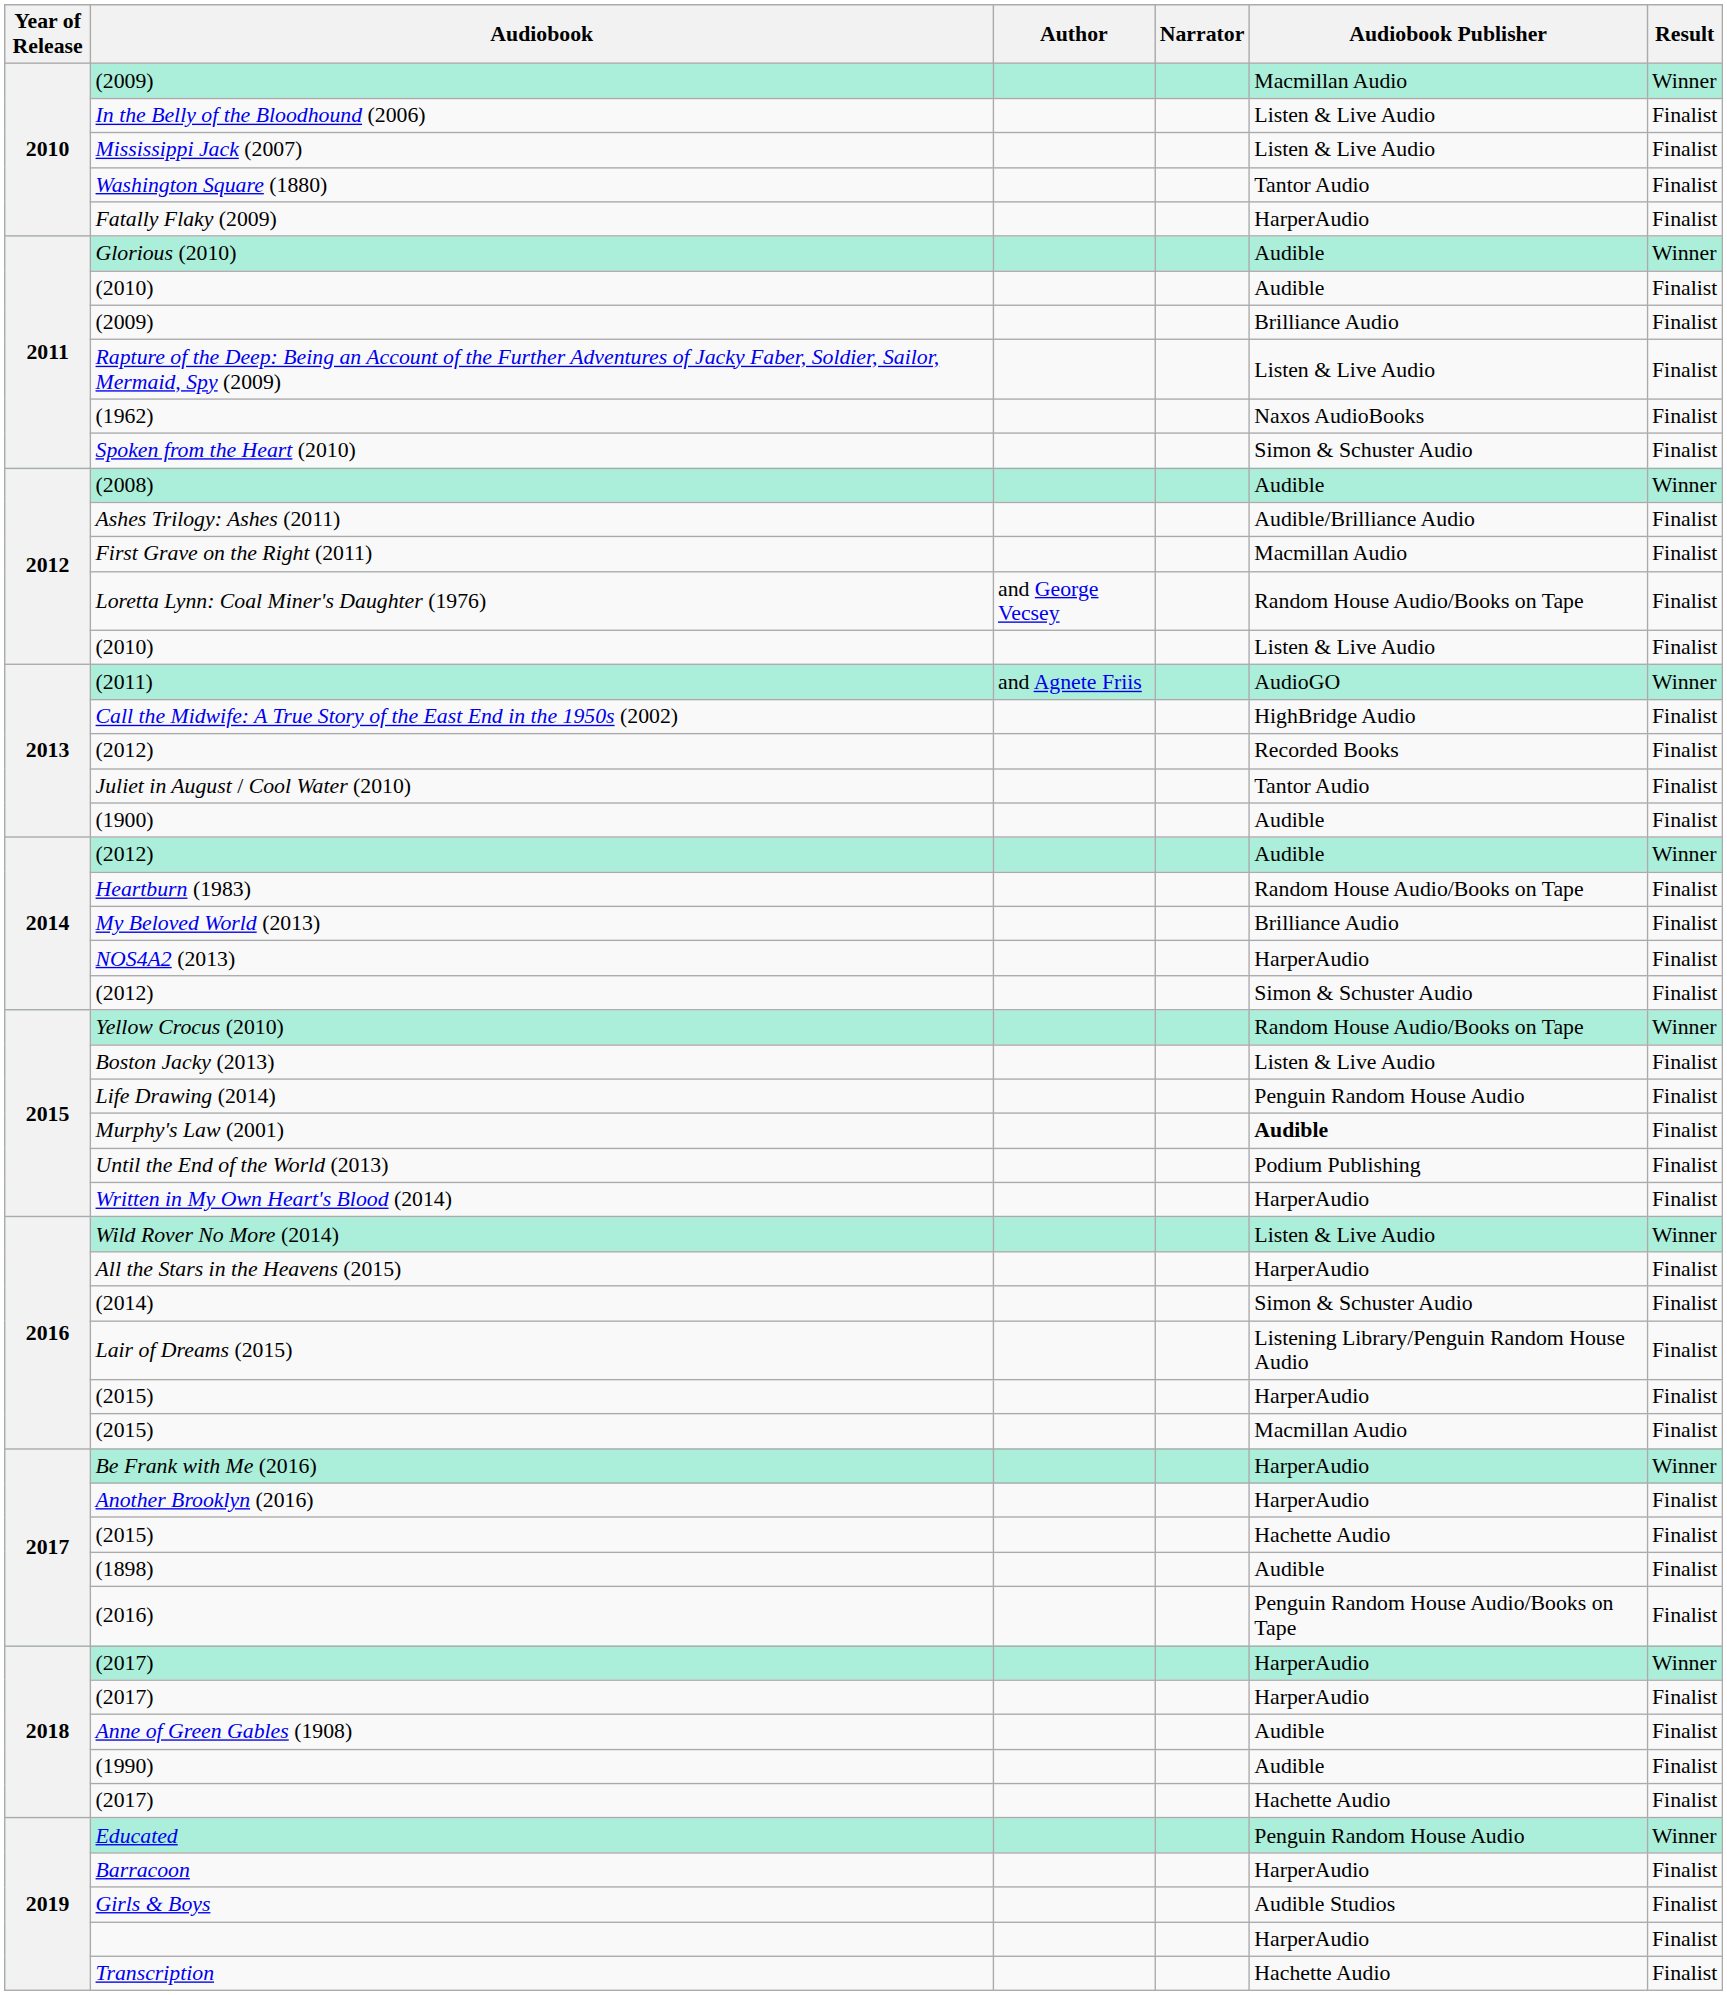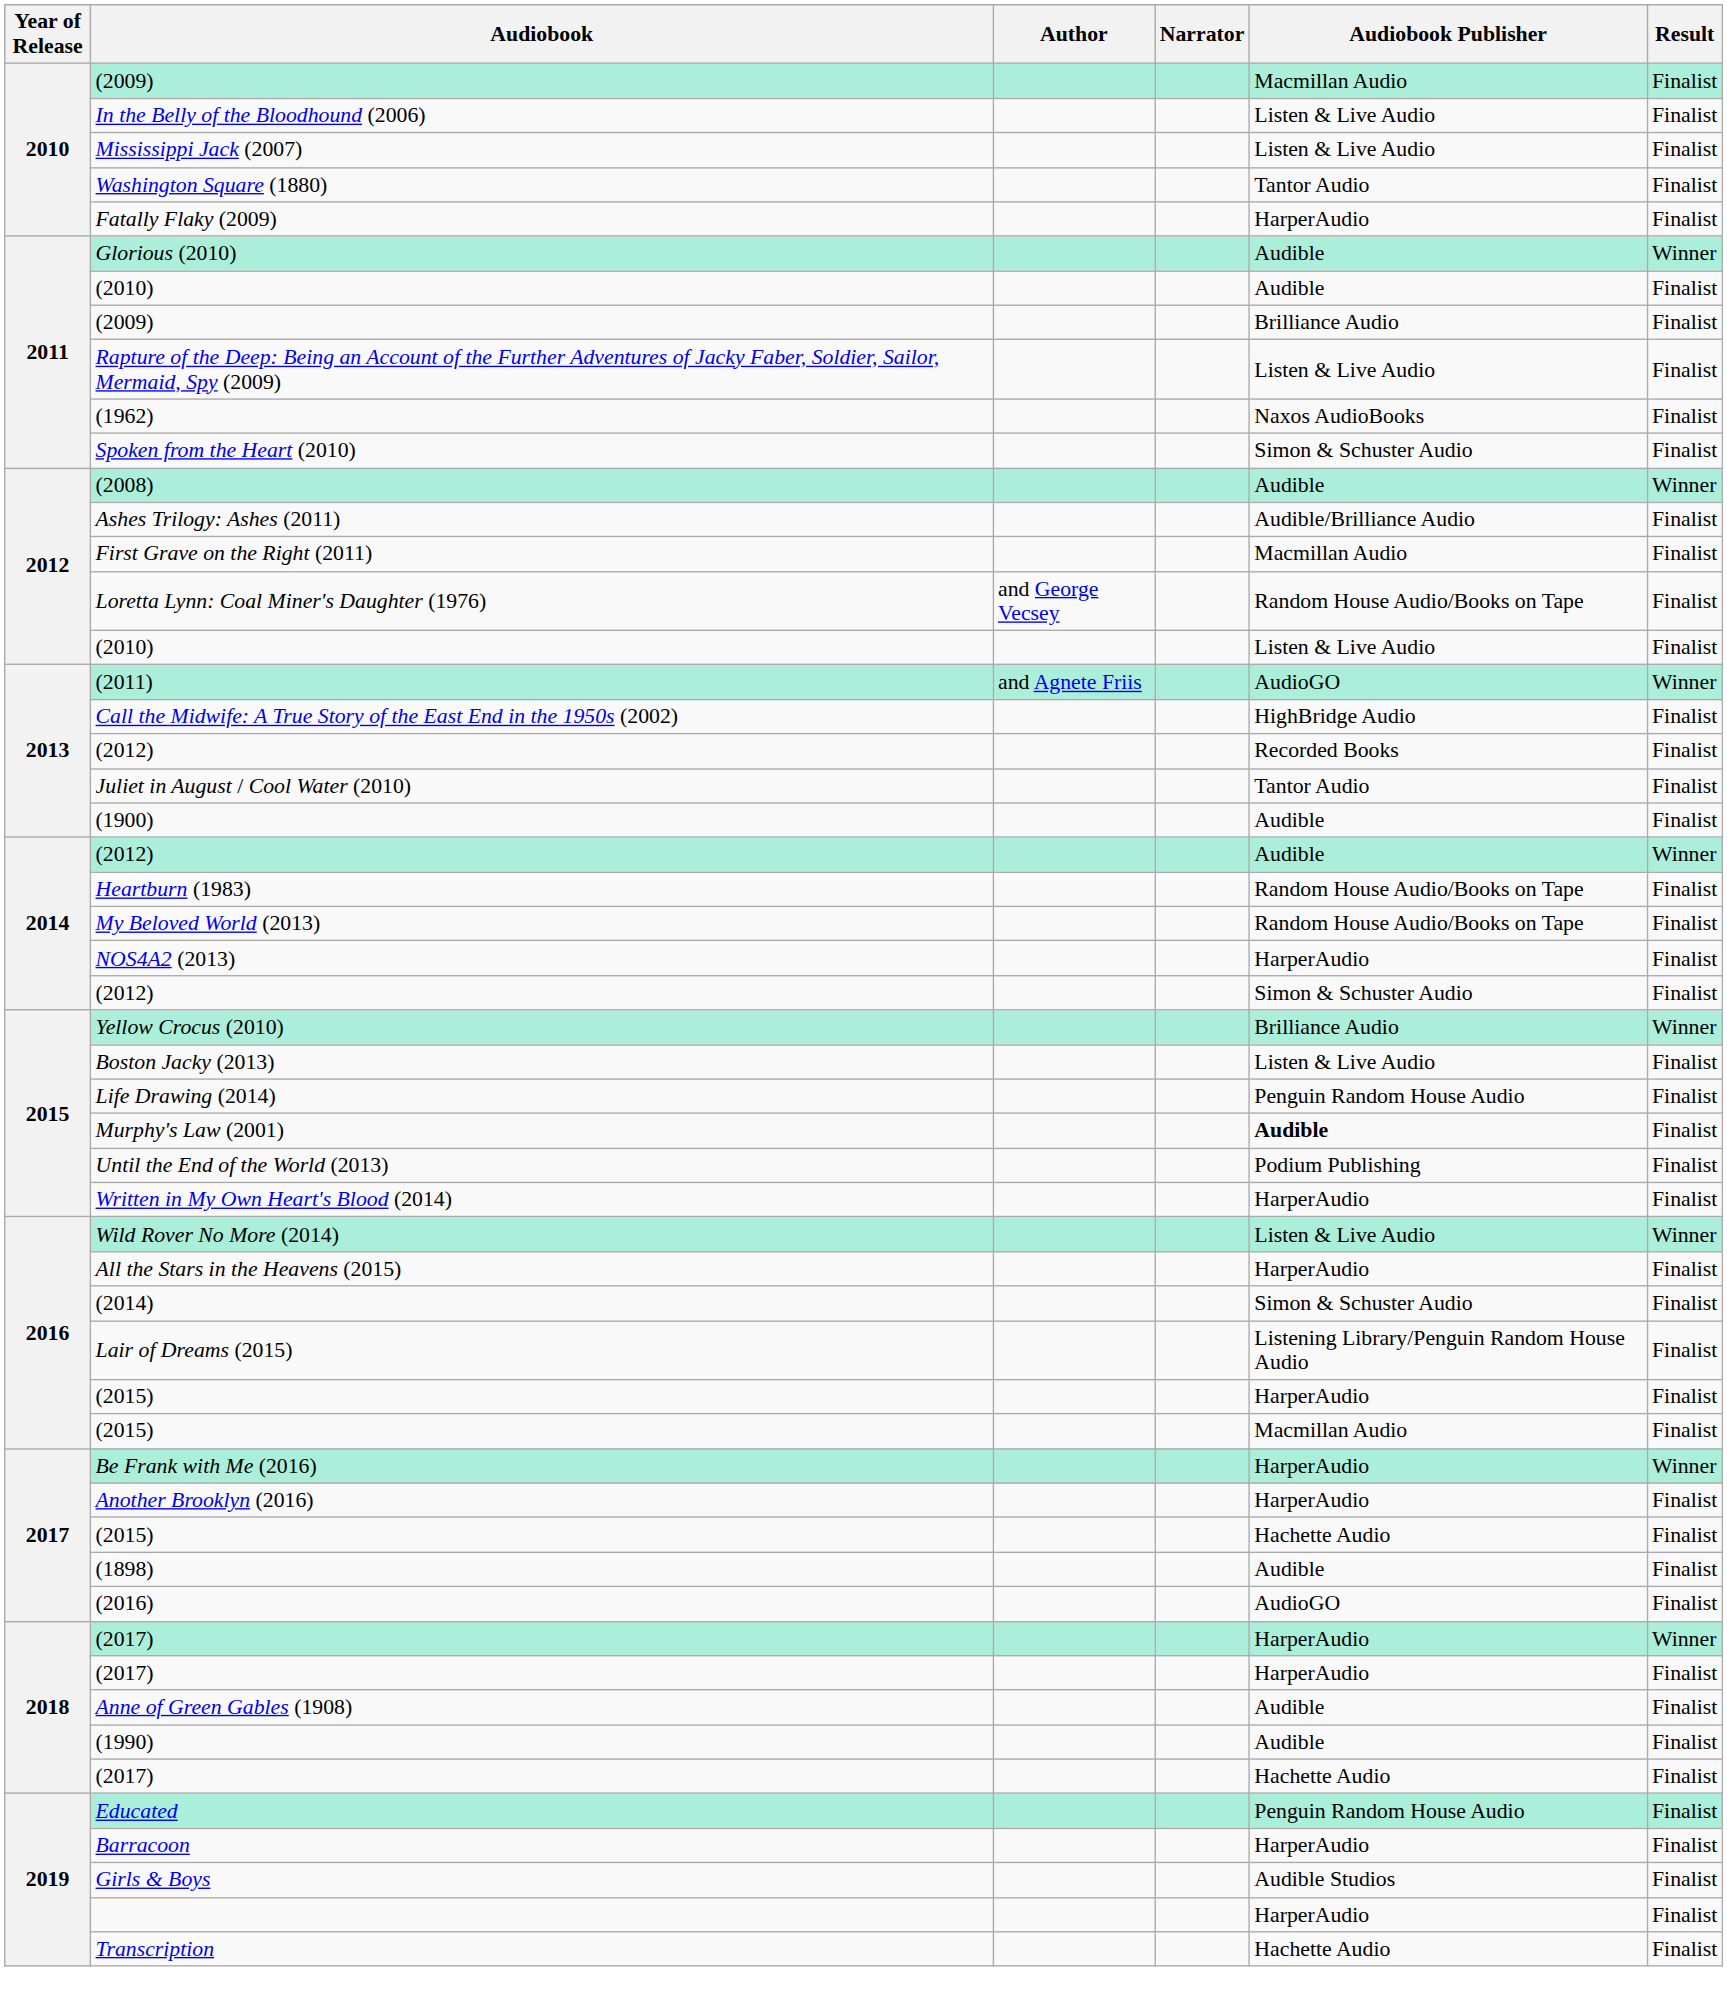(1684, 80) Winner -> (1685, 80) Finalist
(1327, 923) Brilliance Audio -> (1419, 923) Random House Audio/Books on Tape
(1419, 1026) Random House Audio/Books on Tape -> (1327, 1026) Brilliance Audio
(1434, 1615) Penguin Random House Audio/Books on Tape -> (1297, 1603) AudioGO
(1684, 1835) Winner -> (1685, 1810) Finalist
